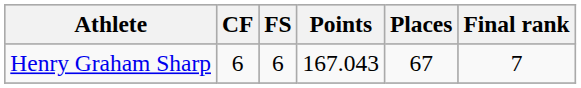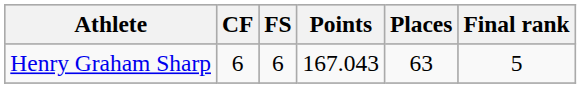(421, 62) 67 -> (421, 62) 63
(517, 62) 7 -> (517, 62) 5
